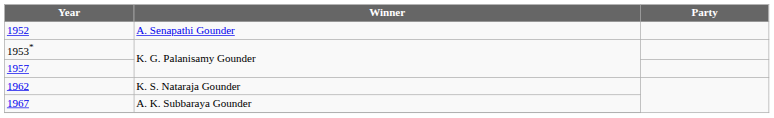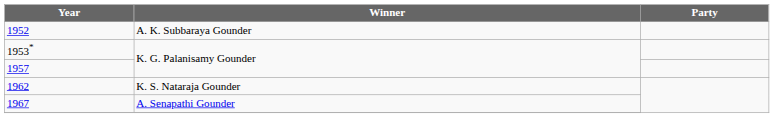(186, 30) A. Senapathi Gounder -> (194, 30) A. K. Subbaraya Gounder
(194, 103) A. K. Subbaraya Gounder -> (186, 103) A. Senapathi Gounder
